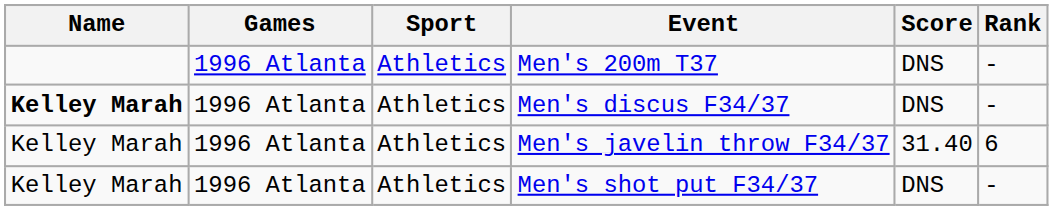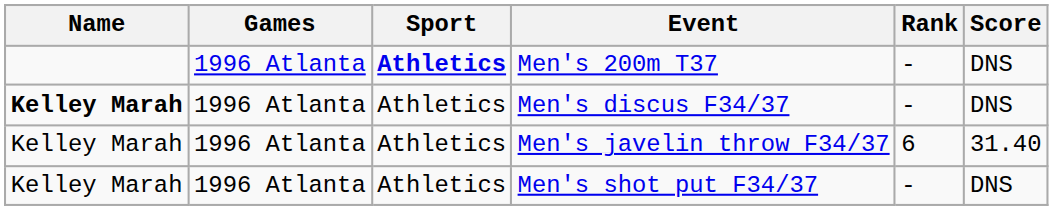columns swapped: (937, 25) <-> (1013, 25)
(442, 65) normal -> (442, 65) bold
